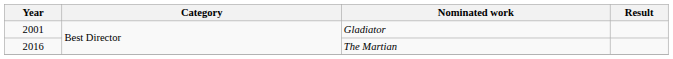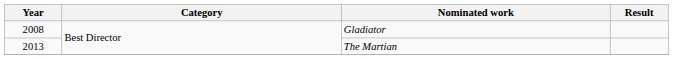(33, 29) 2001 -> (33, 29) 2008
(33, 46) 2016 -> (33, 46) 2013
